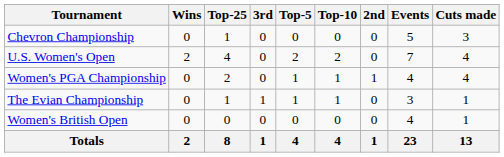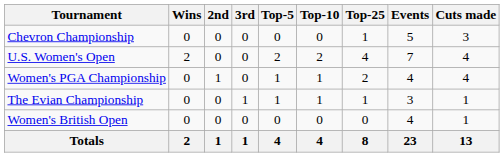columns swapped: (374, 15) <-> (227, 15)
